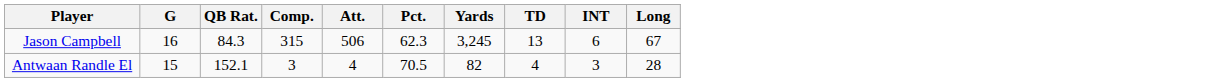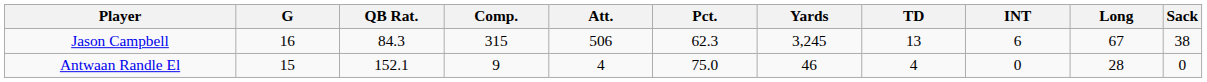+ column: (1182, 16)
(292, 65) 3 -> (496, 65) 9
(413, 65) 70.5 -> (705, 65) 75.0
(474, 65) 82 -> (809, 65) 46
(596, 65) 3 -> (1018, 65) 0
